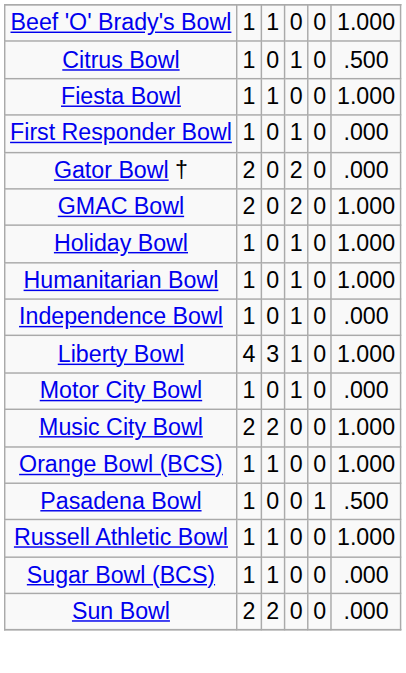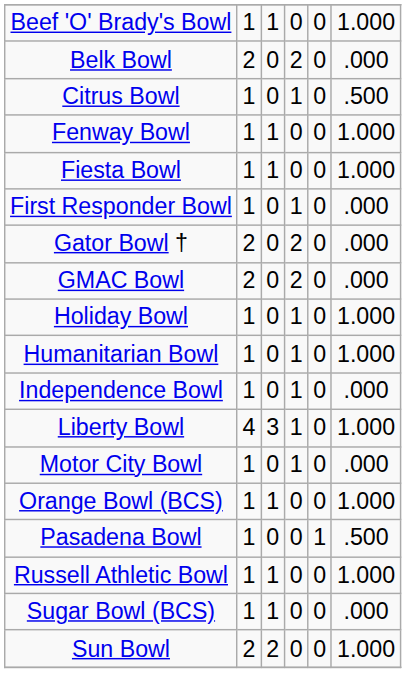+ row: (121, 59)
+ row: (121, 133)
(366, 206) 1.000 -> (366, 280) .000
- row: (121, 427)
(366, 611) .000 -> (366, 648) 1.000
